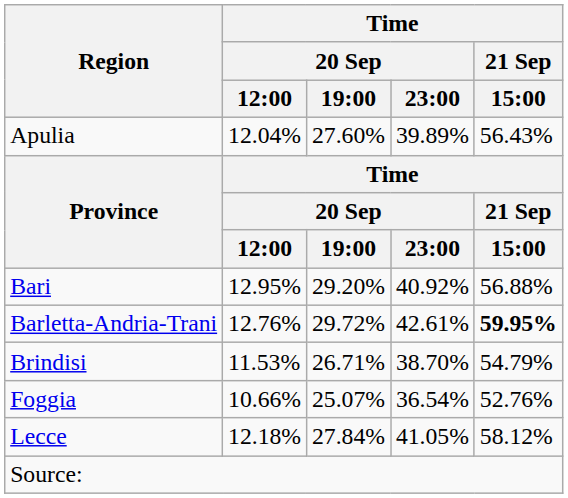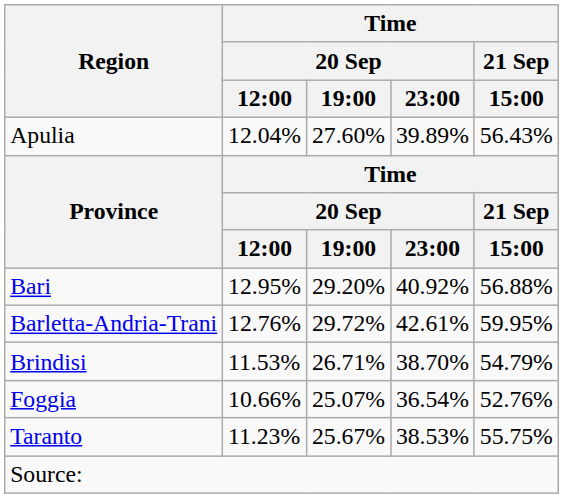(518, 323) bold -> (516, 323) normal
- row: (38, 436)
+ row: (46, 436)
